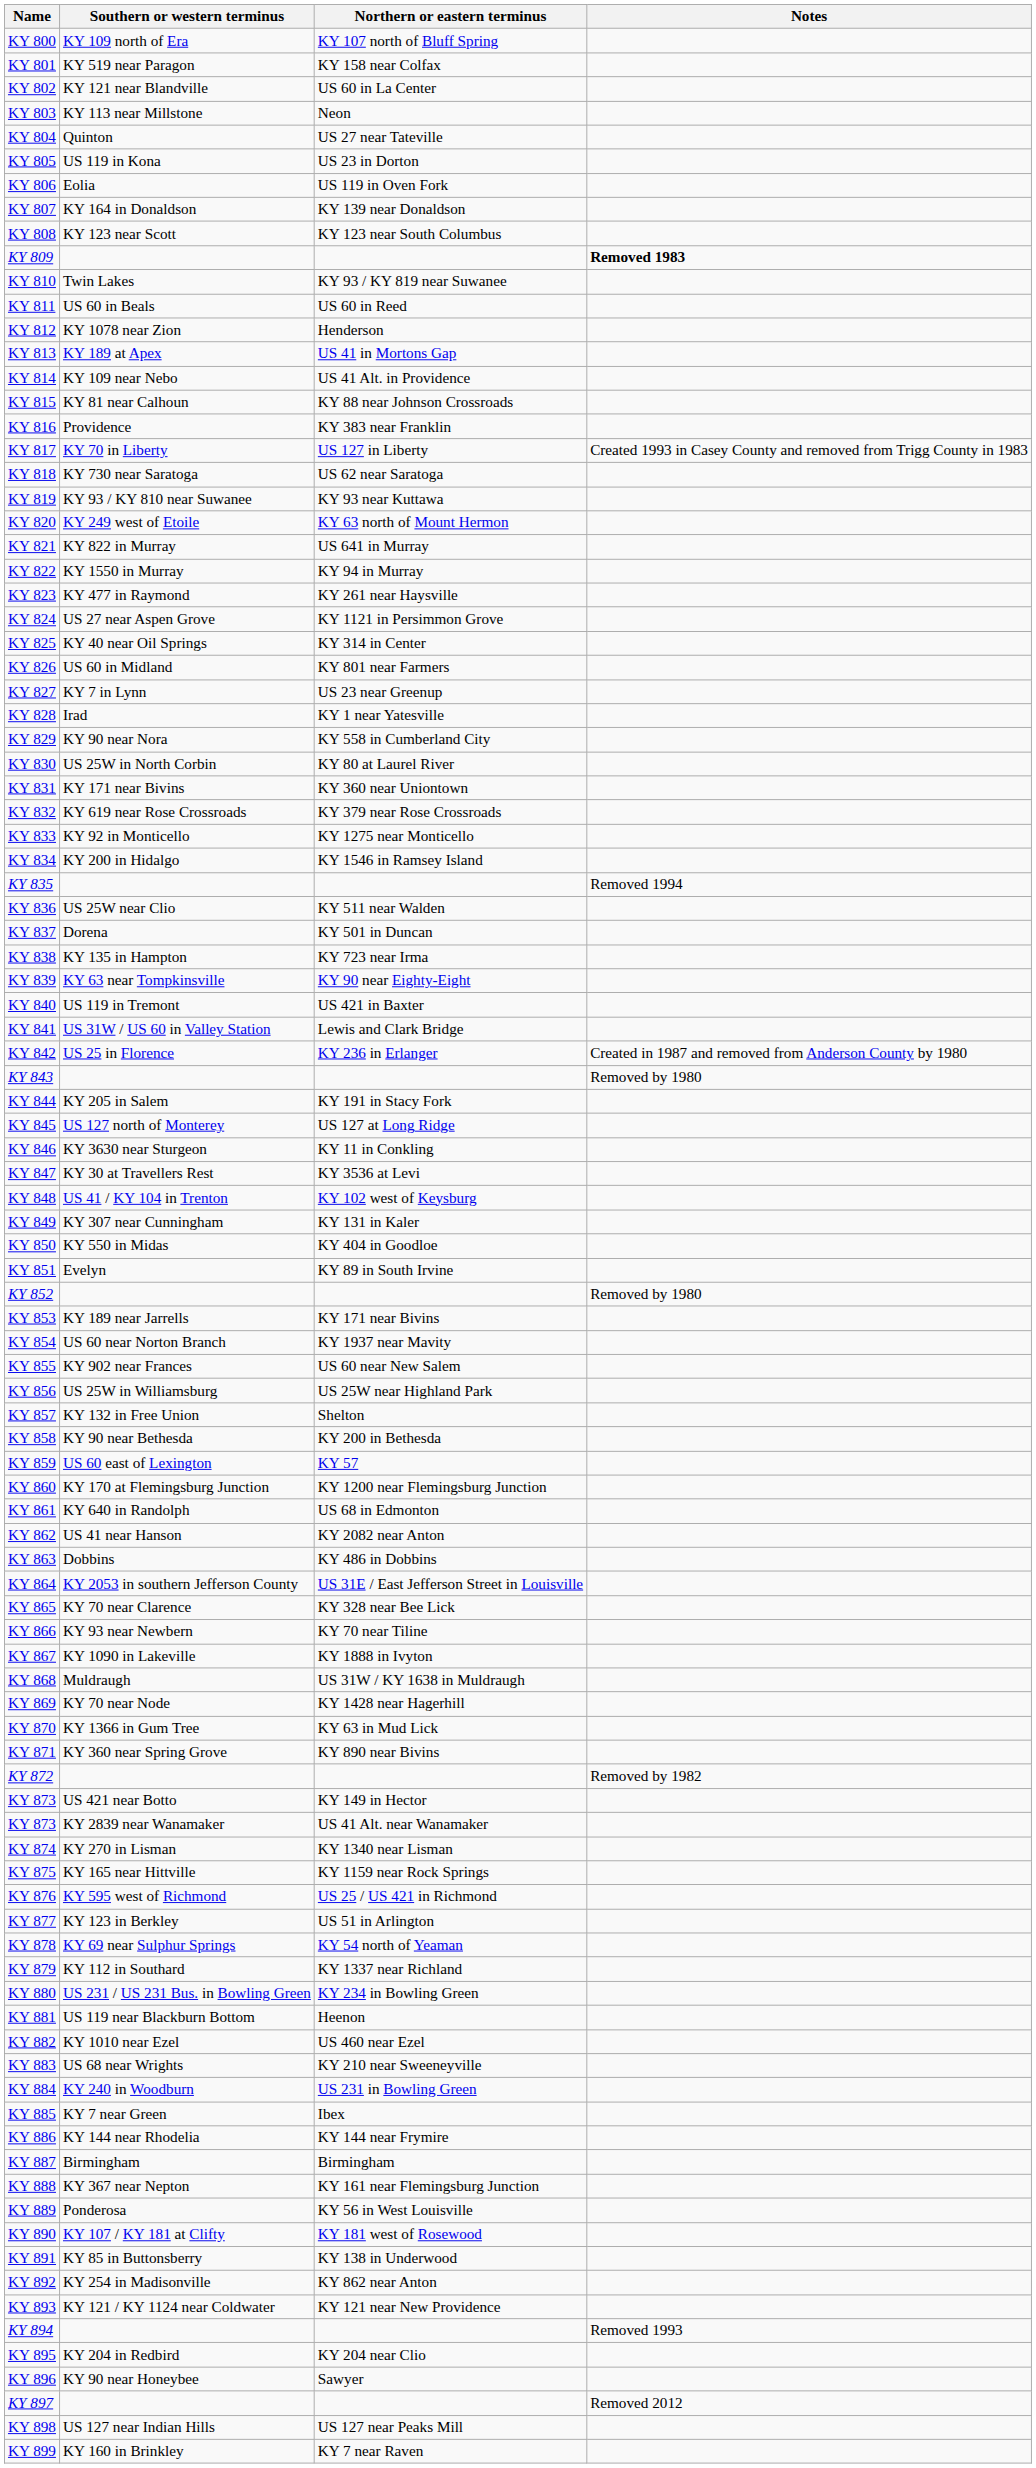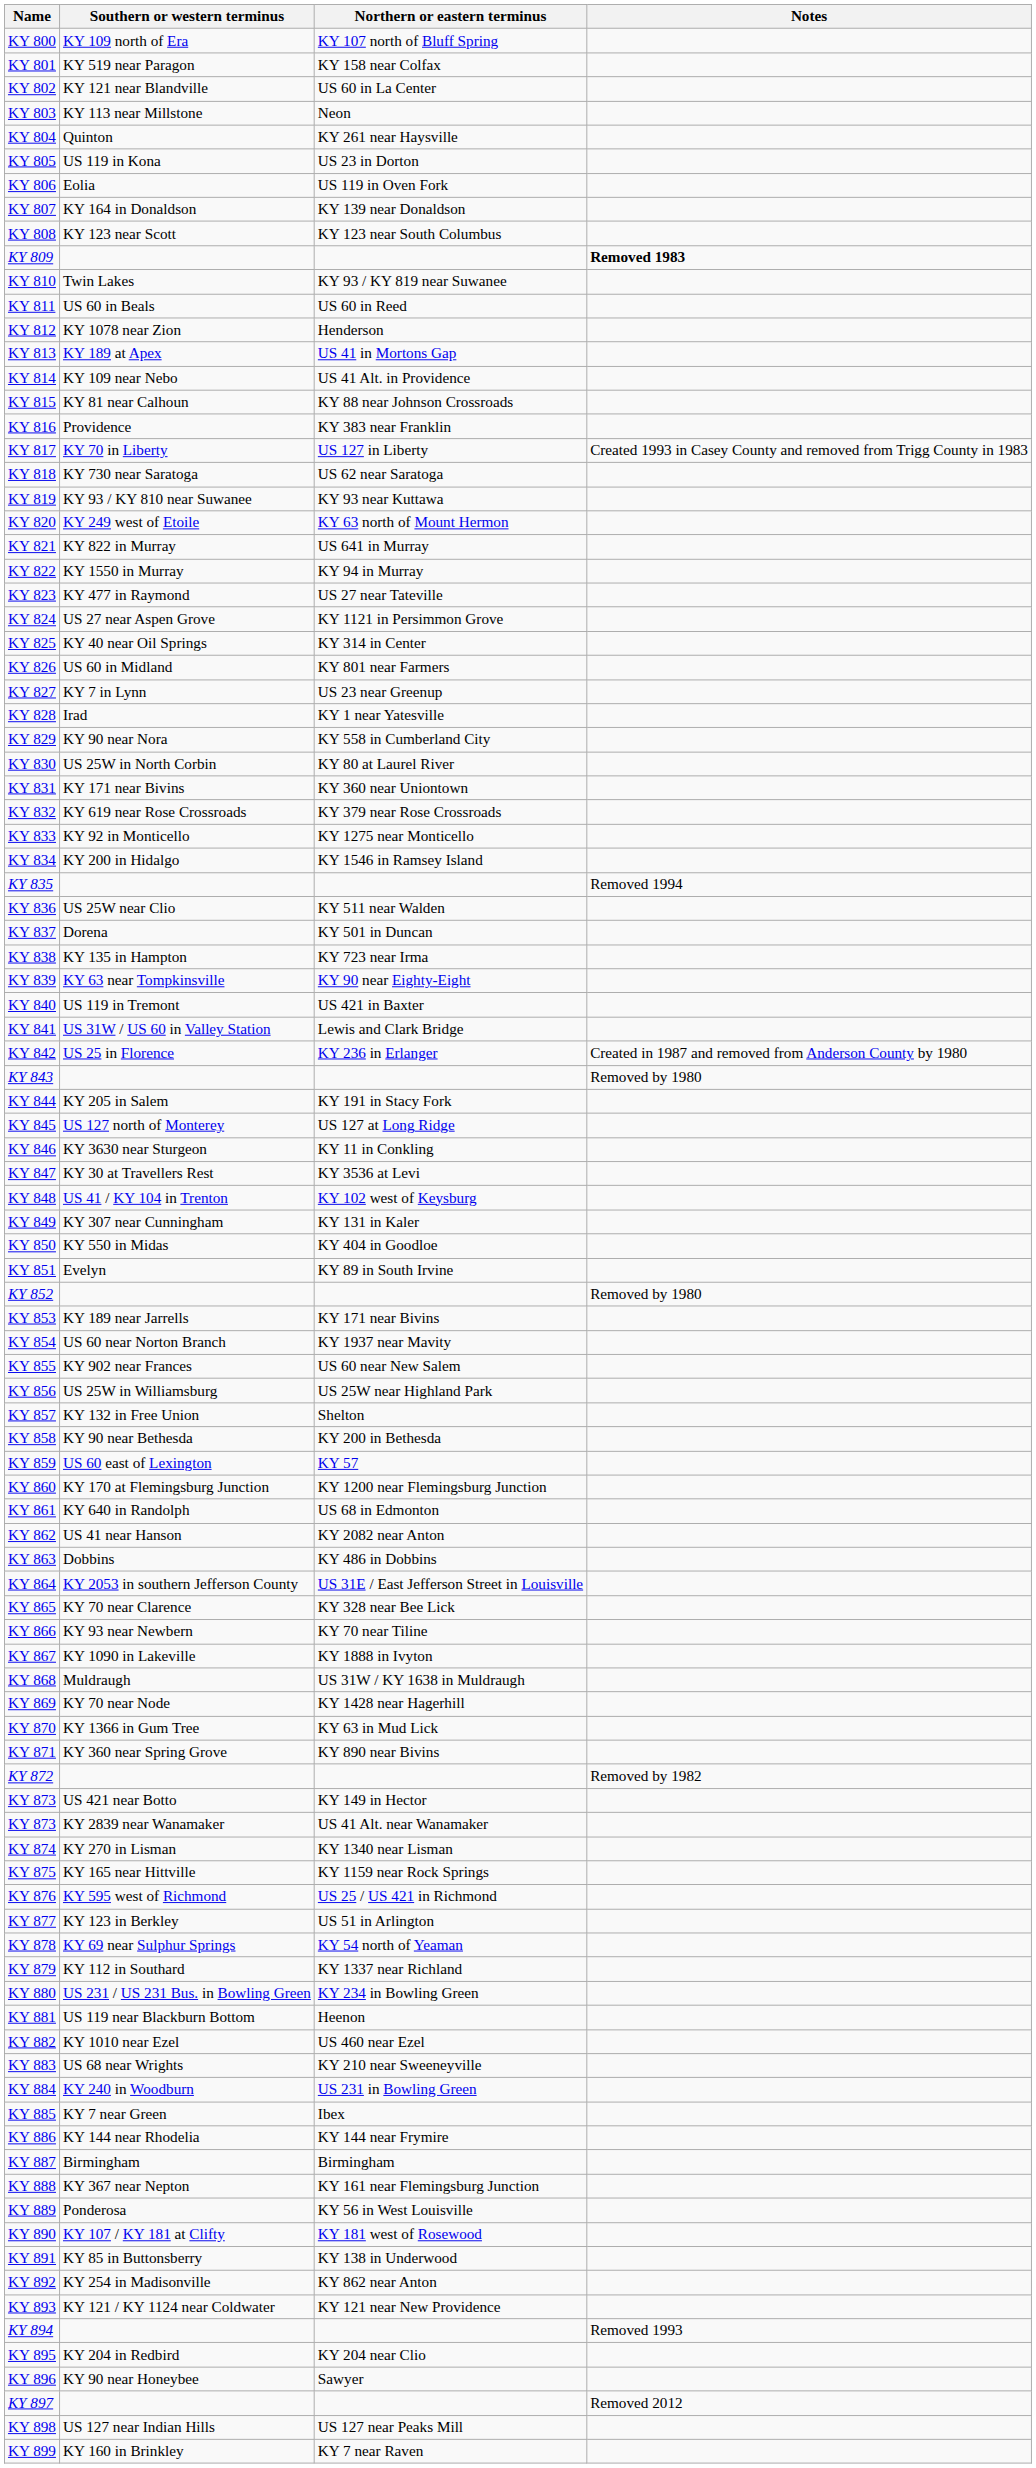(380, 137) US 27 near Tateville -> (388, 137) KY 261 near Haysville
(388, 595) KY 261 near Haysville -> (380, 595) US 27 near Tateville
